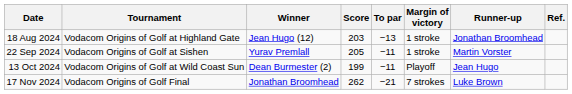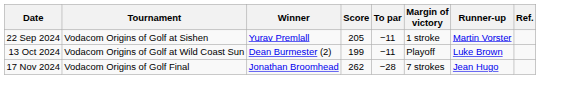- row: (33, 37)
(476, 67) Jean Hugo -> (478, 52) Luke Brown
(388, 82) −21 -> (388, 67) −28
(478, 82) Luke Brown -> (476, 67) Jean Hugo
